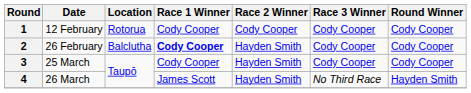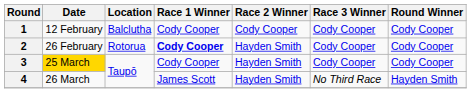(127, 29) Rotorua -> (130, 29) Balclutha
(130, 46) Balclutha -> (127, 46) Rotorua
(68, 63) no background -> (68, 63) gold background
